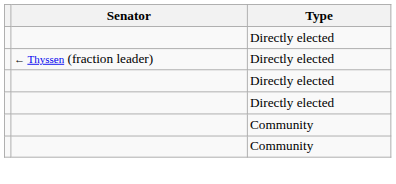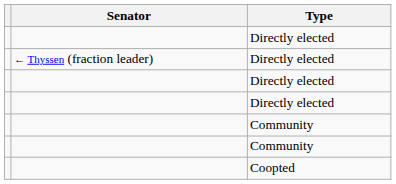+ row: (129, 169)
